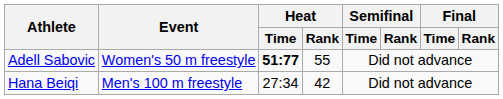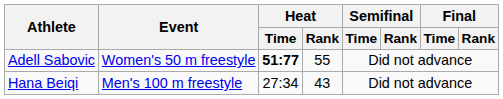(322, 83) 42 -> (322, 83) 43
